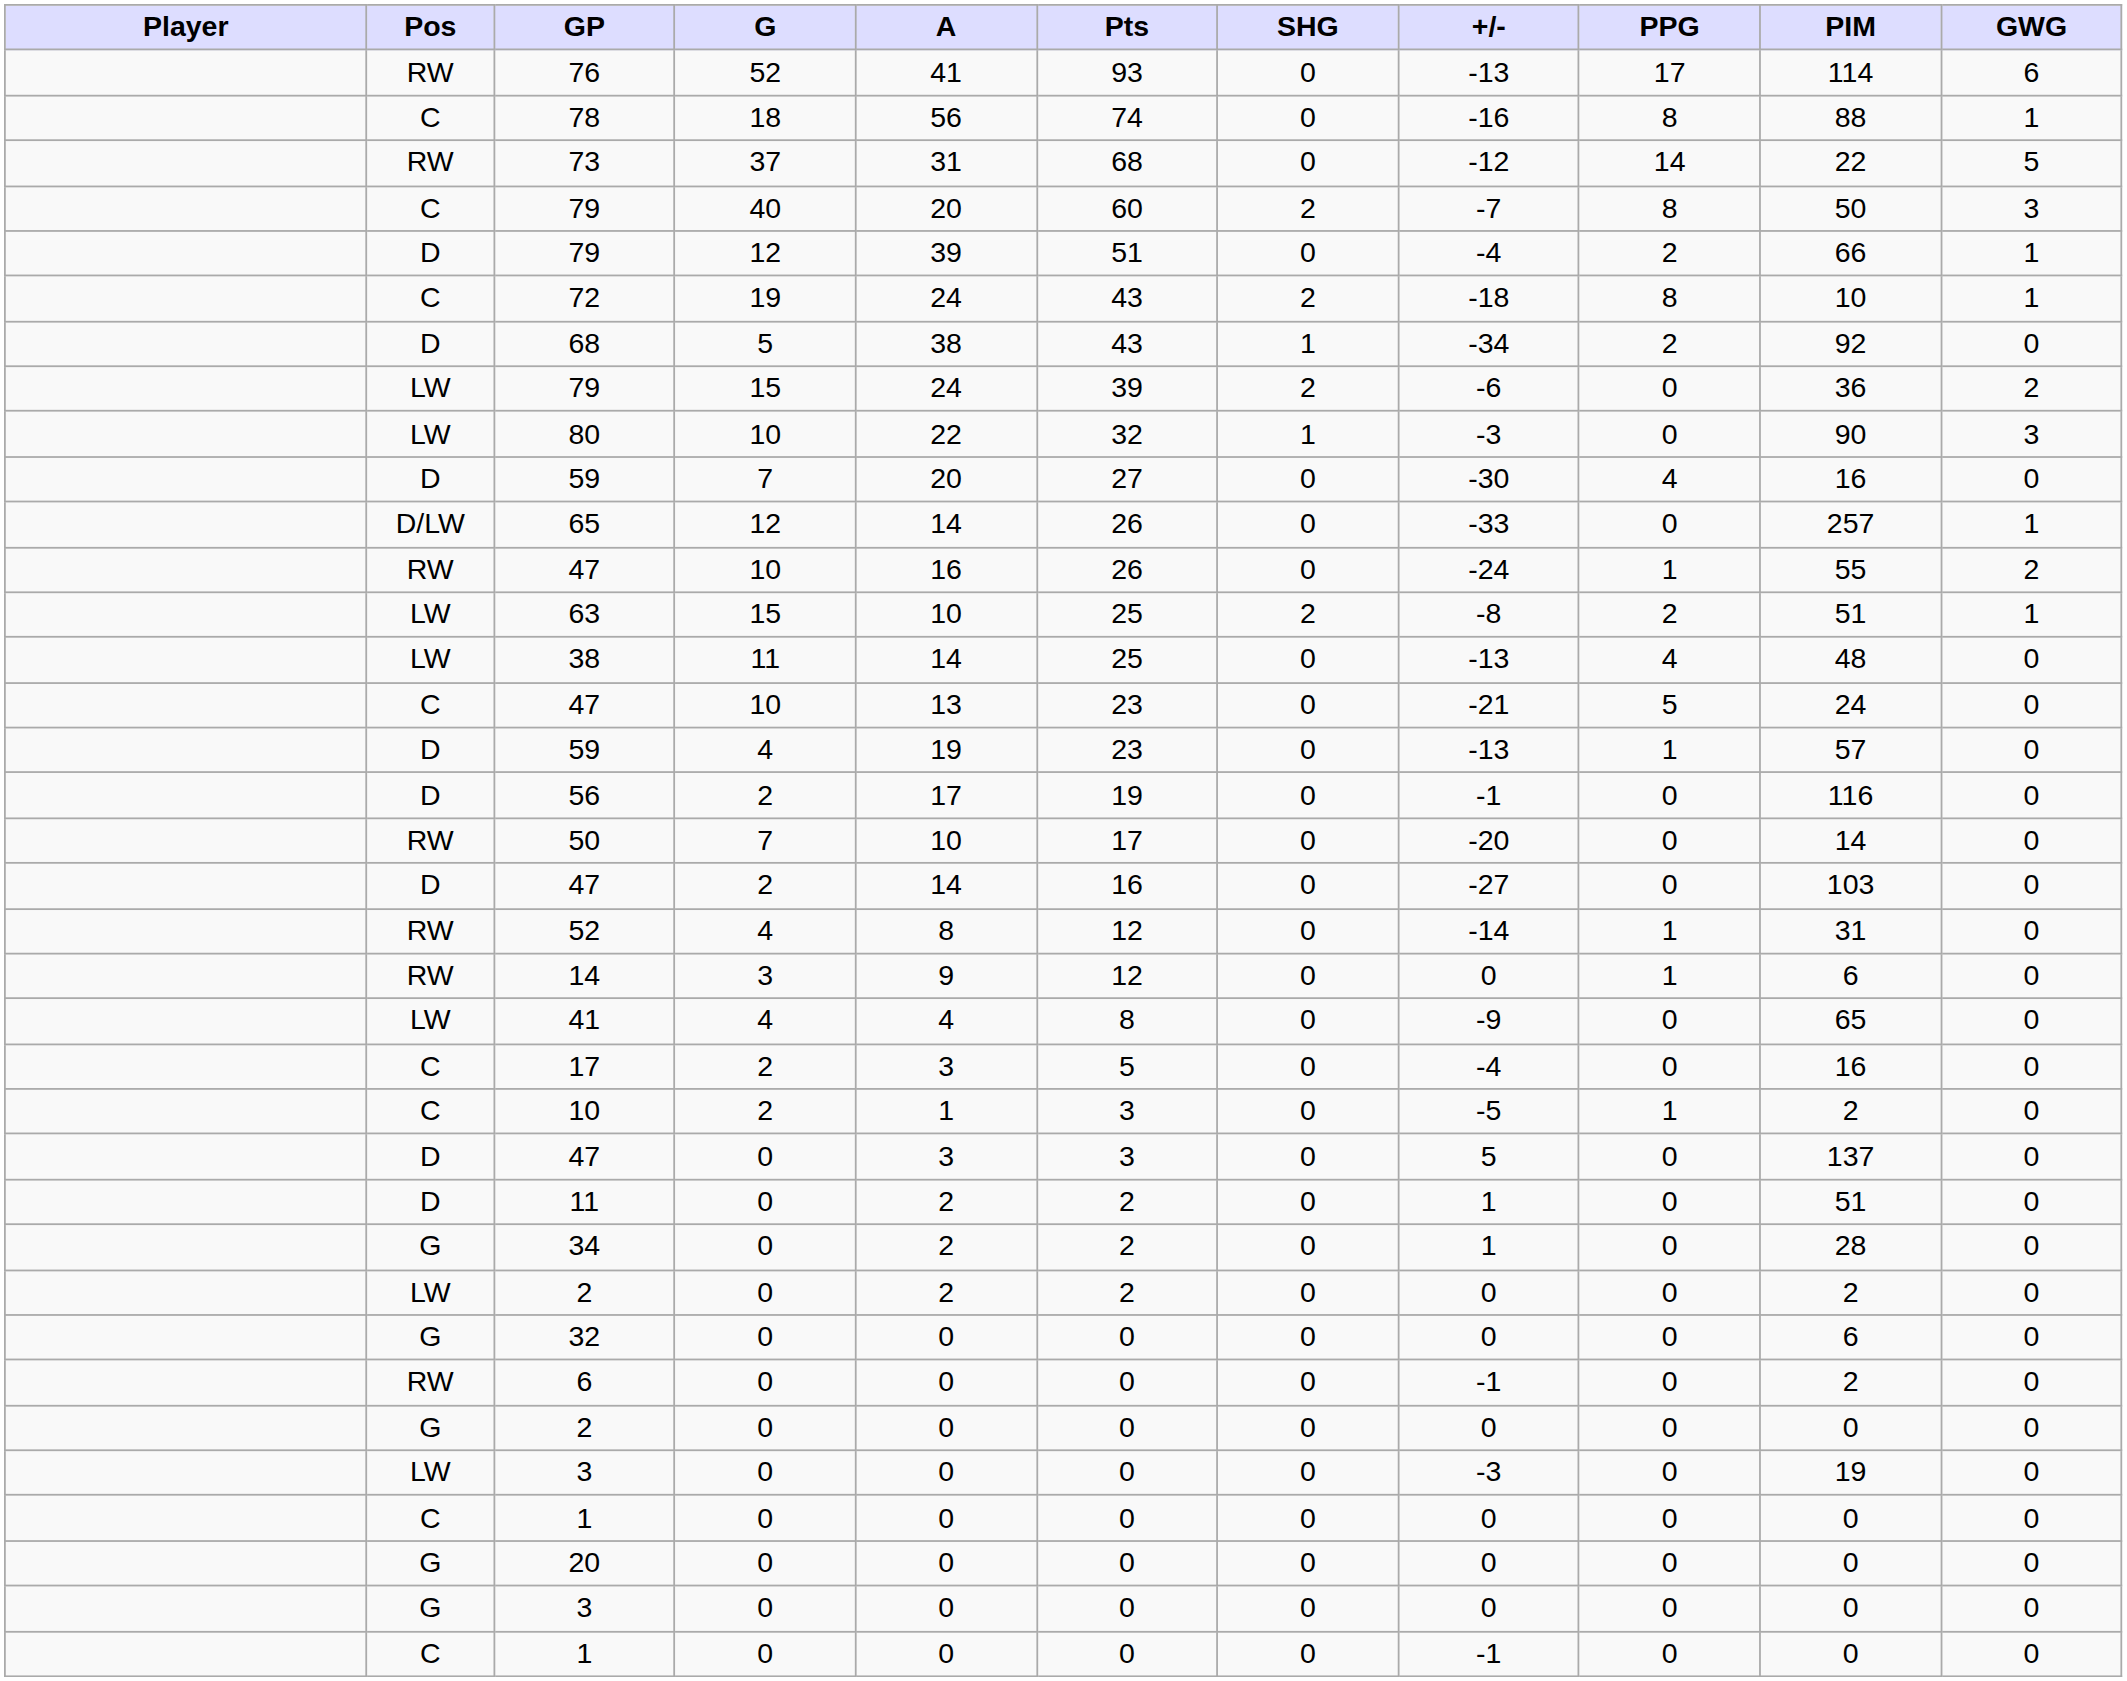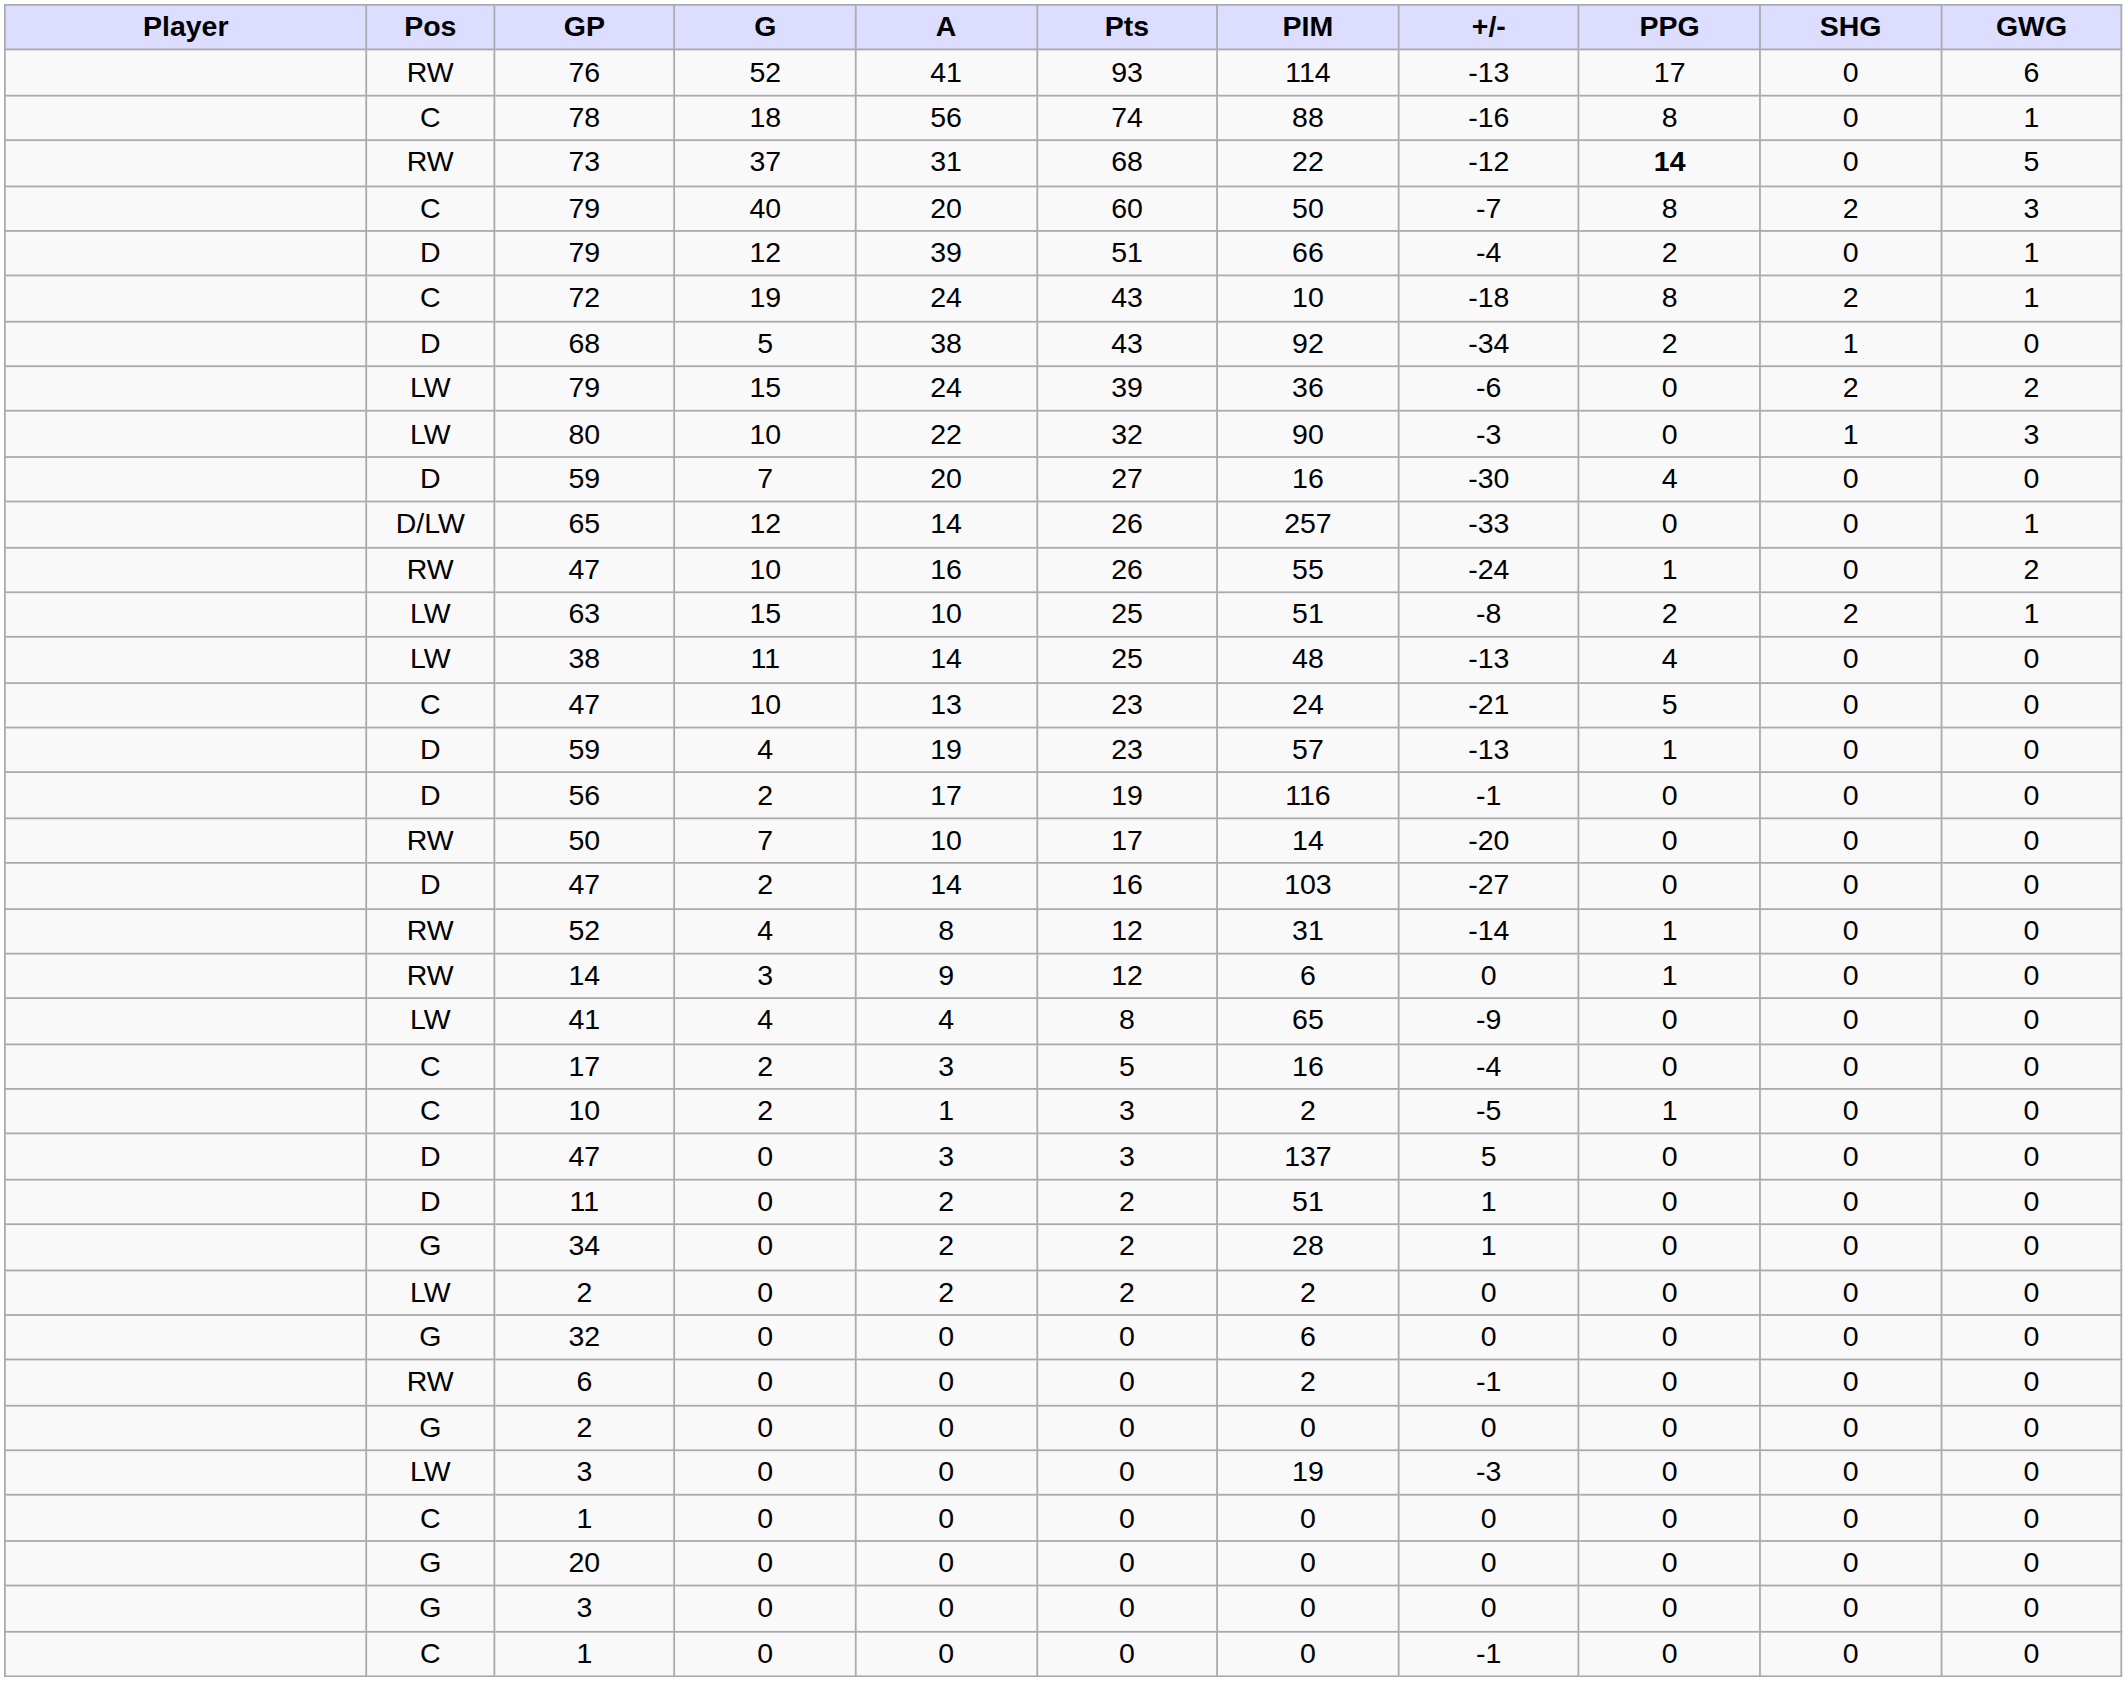columns swapped: (1851, 27) <-> (1308, 27)
(1670, 162) normal -> (1670, 162) bold
